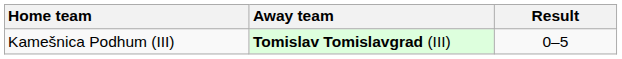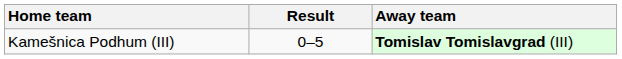columns swapped: (293, 16) <-> (555, 16)
